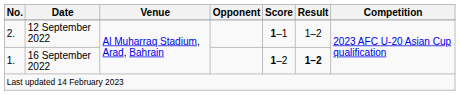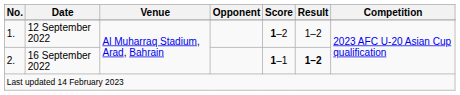(11, 33) 2. -> (11, 33) 1.
(279, 33) 1–1 -> (279, 33) 1–2
(11, 60) 1. -> (11, 60) 2.
(279, 60) 1–2 -> (279, 60) 1–1
